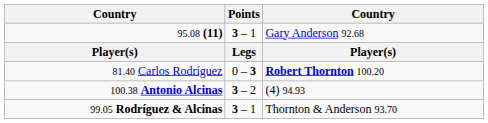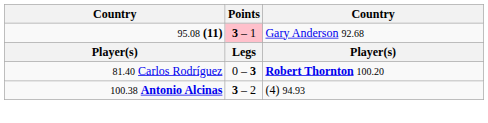(244, 33) no background -> (244, 33) pink background
- row: (156, 109)
